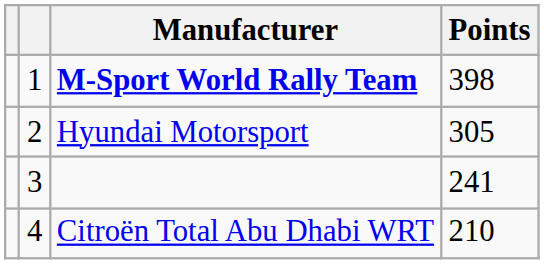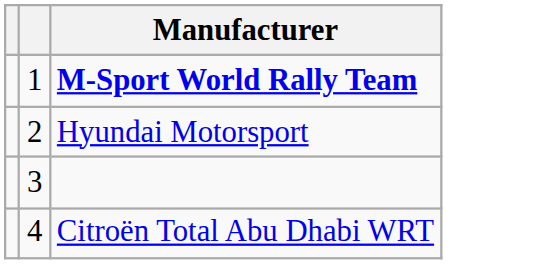- column: (490, 29)
